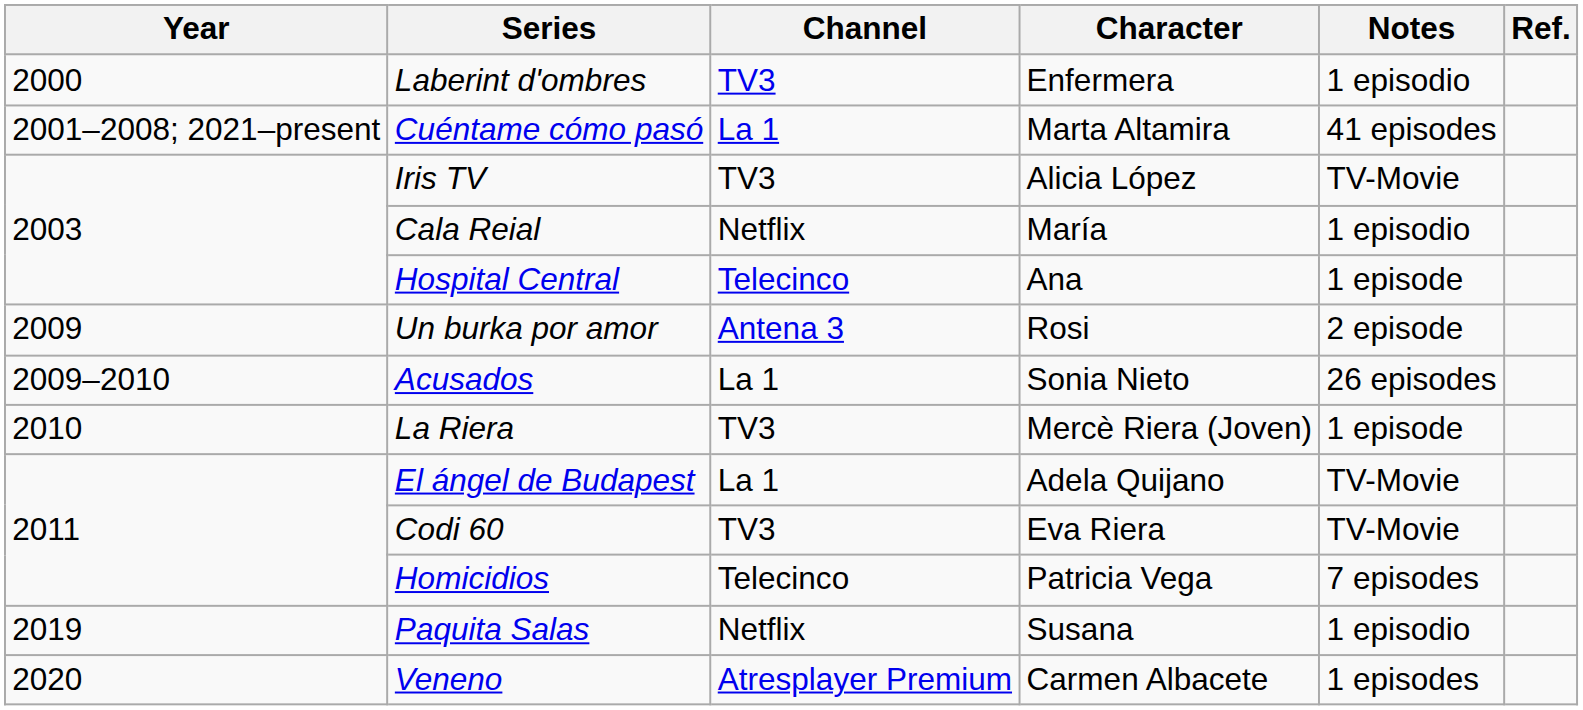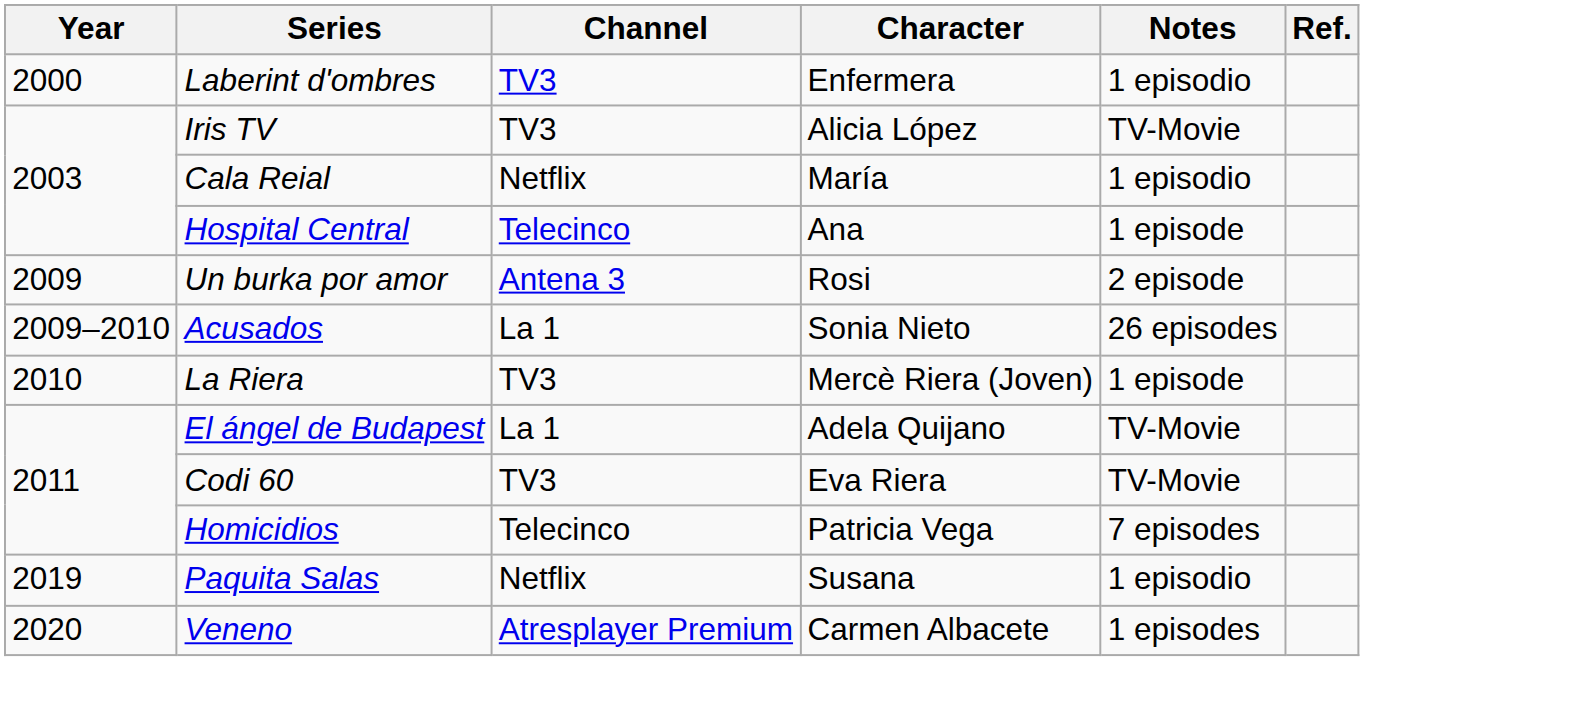- row: (549, 129)
